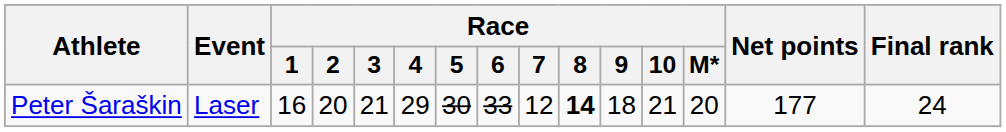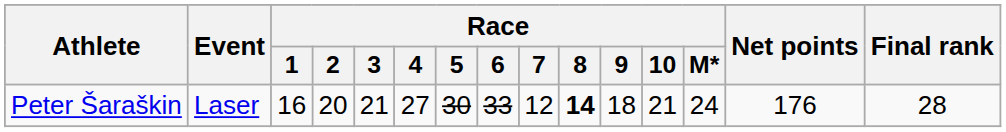(415, 106) 29 -> (415, 106) 27
(704, 106) 20 -> (704, 106) 24
(795, 106) 177 -> (795, 106) 176
(932, 106) 24 -> (932, 106) 28
